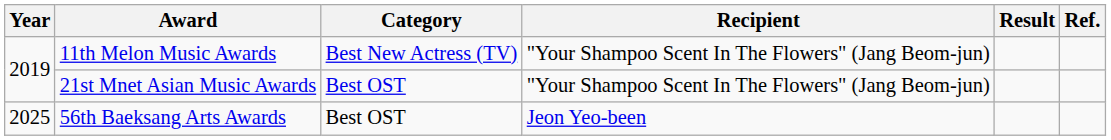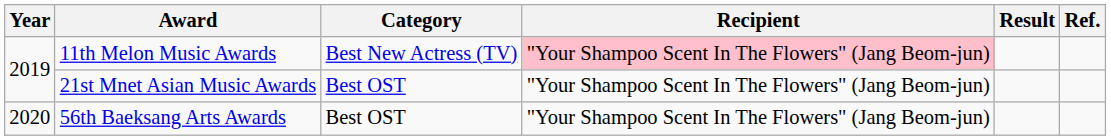(758, 53) no background -> (758, 53) pink background
(30, 118) 2025 -> (30, 118) 2020
(586, 118) Jeon Yeo-been -> (758, 118) "Your Shampoo Scent In The Flowers" (Jang Beom-jun)
